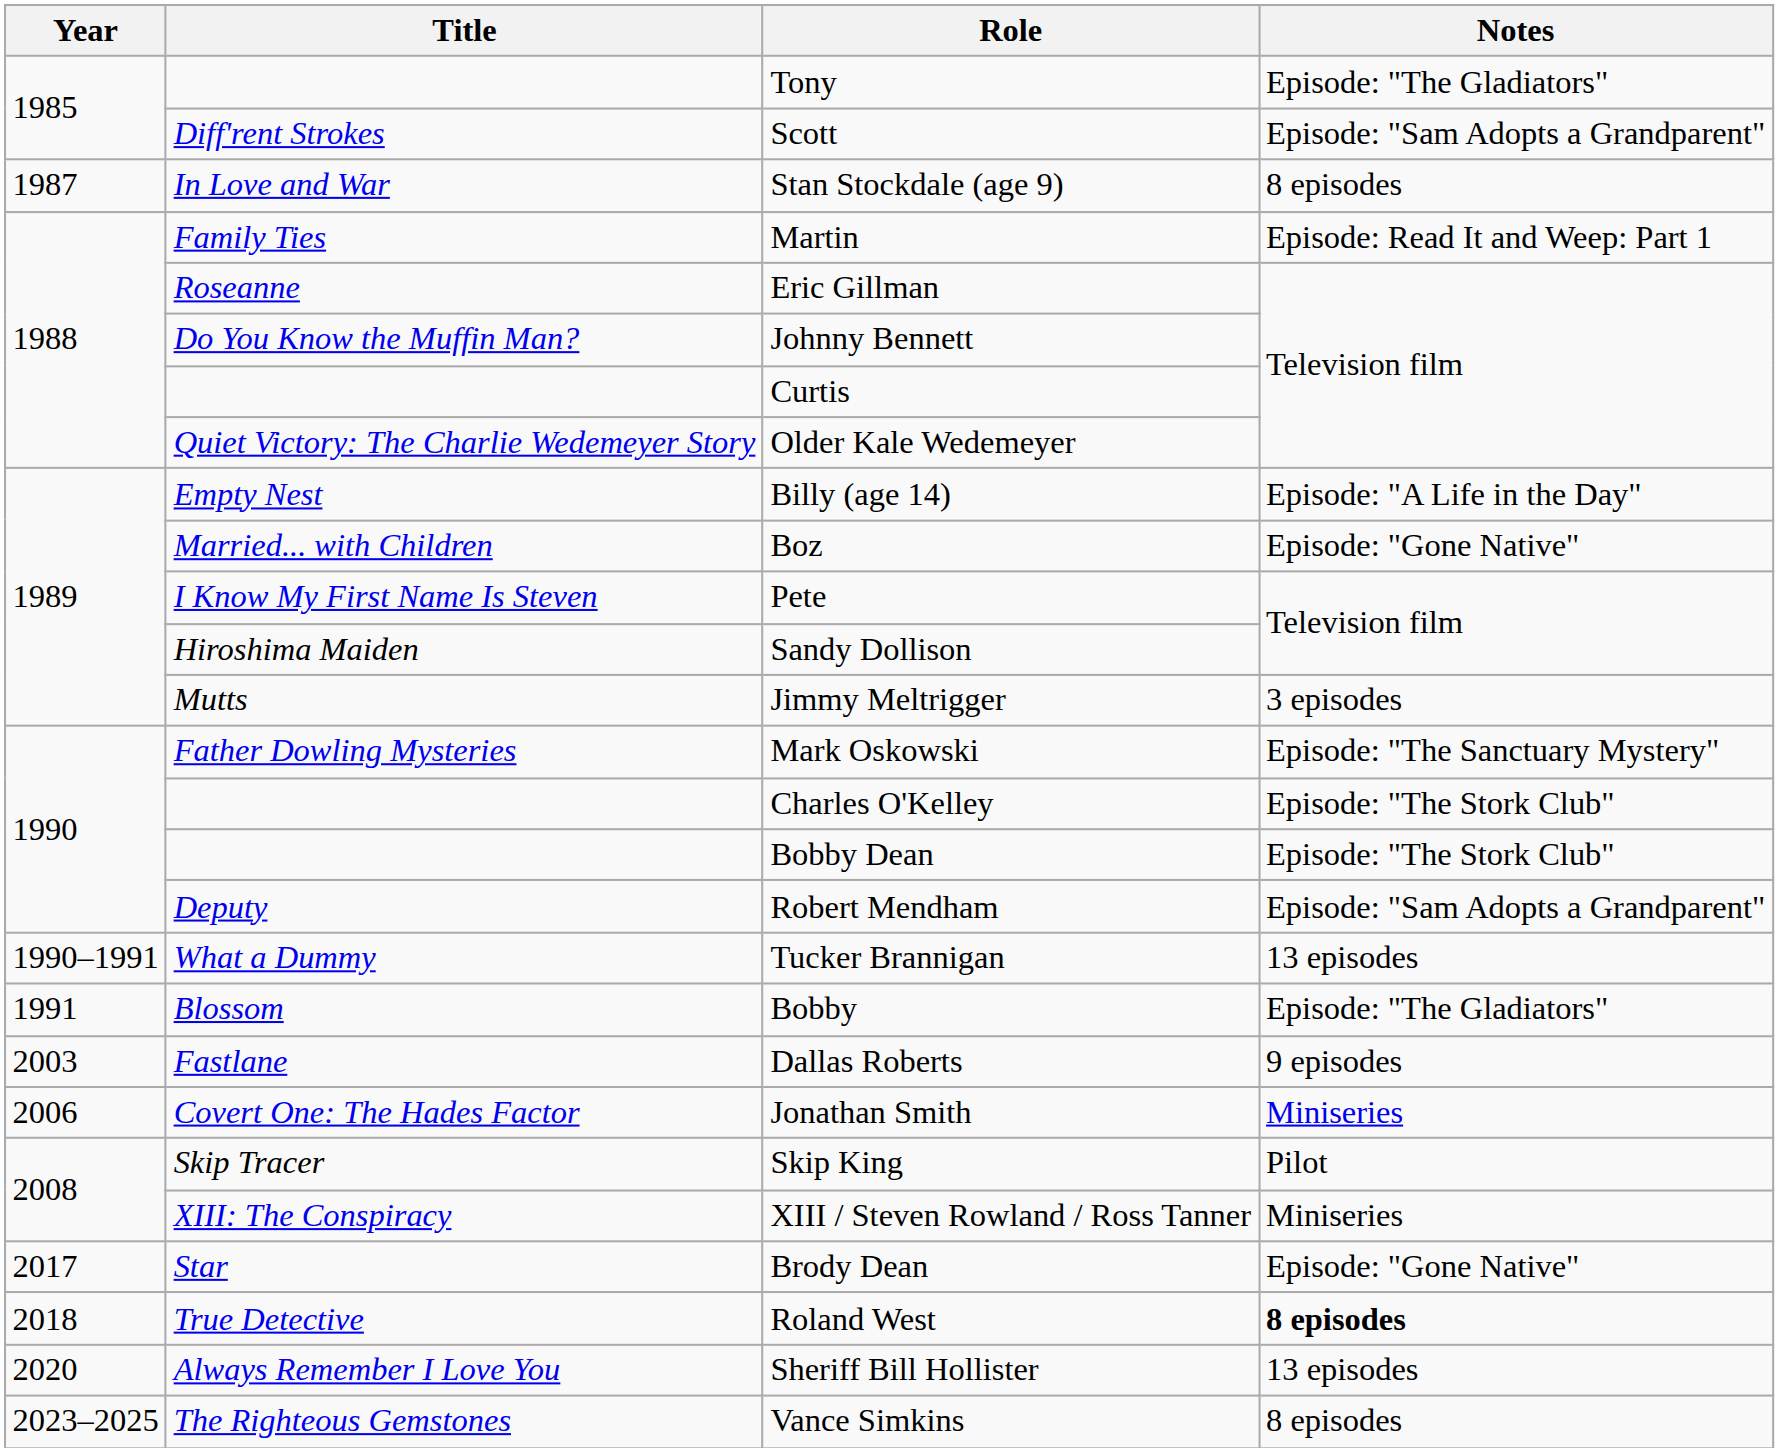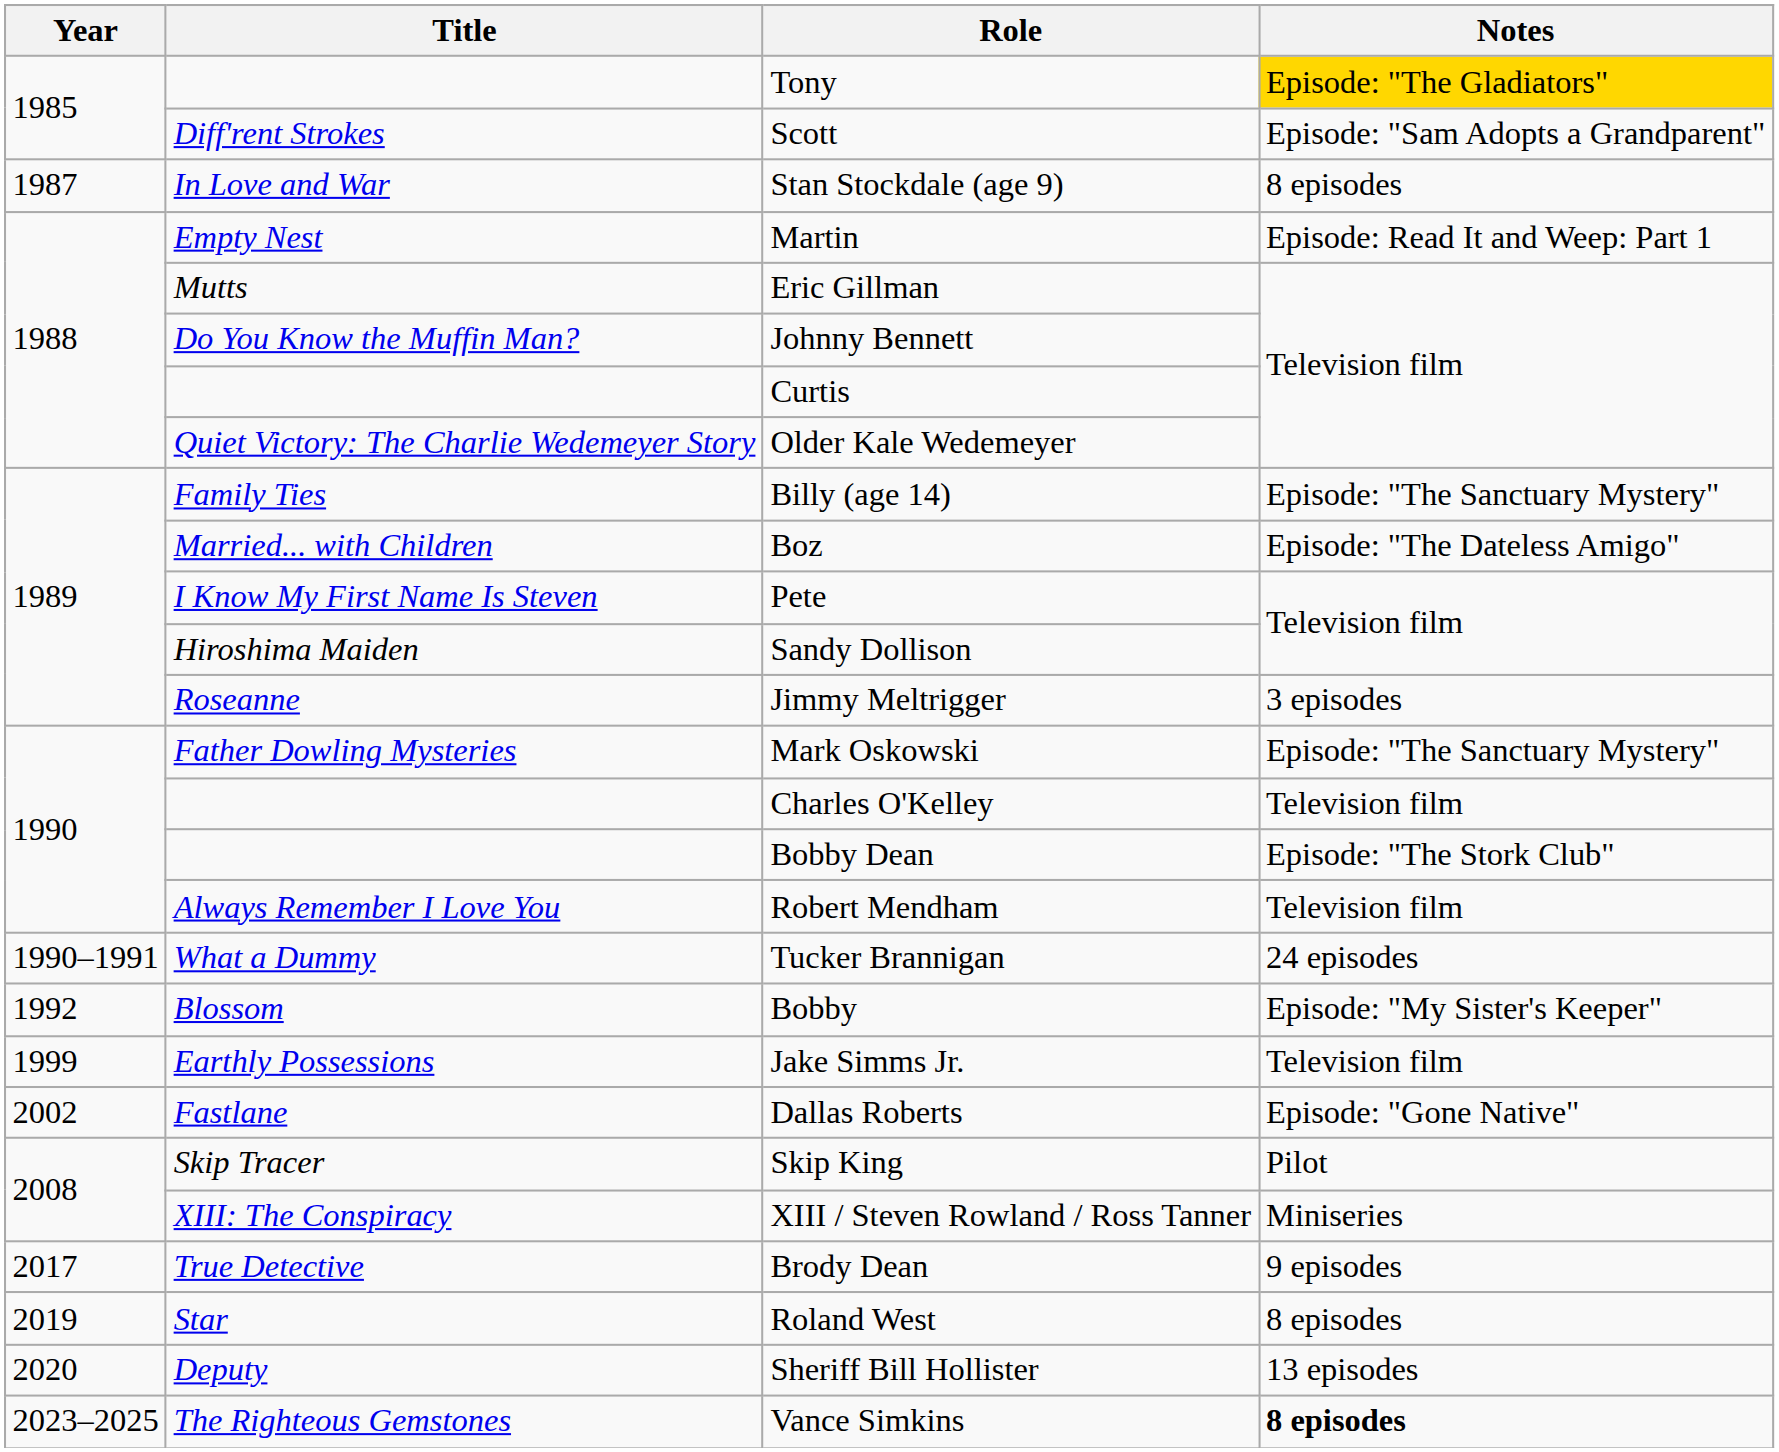(1437, 81) no background -> (1437, 81) gold background
(250, 236) Family Ties -> (248, 236) Empty Nest
(237, 287) Roseanne -> (211, 287) Mutts
(248, 493) Empty Nest -> (250, 493) Family Ties
(1454, 493) Episode: "A Life in the Day" -> (1493, 493) Episode: "The Sanctuary Mystery"
(1423, 545) Episode: "Gone Native" -> (1473, 545) Episode: "The Dateless Amigo"
(211, 699) Mutts -> (237, 699) Roseanne
(1440, 802) Episode: "The Stork Club" -> (1365, 802) Television film
(221, 905) Deputy -> (367, 905) Always Remember I Love You
(1516, 905) Episode: "Sam Adopts a Grandparent" -> (1365, 905) Television film
(1342, 957) 13 episodes -> (1342, 957) 24 episodes
(45, 1008) 1991 -> (45, 1008) 1992
(1437, 1008) Episode: "The Gladiators" -> (1464, 1008) Episode: "My Sister's Keeper"
+ row: (867, 1060)
(45, 1060) 2003 -> (45, 1111) 2002
(1334, 1060) 9 episodes -> (1423, 1111) Episode: "Gone Native"
- row: (871, 1111)
(201, 1266) Star -> (269, 1266) True Detective
(1423, 1266) Episode: "Gone Native" -> (1334, 1266) 9 episodes
(45, 1318) 2018 -> (45, 1318) 2019
(269, 1318) True Detective -> (201, 1318) Star
(1336, 1318) bold -> (1334, 1318) normal
(367, 1369) Always Remember I Love You -> (221, 1369) Deputy
(1334, 1421) normal -> (1336, 1421) bold
